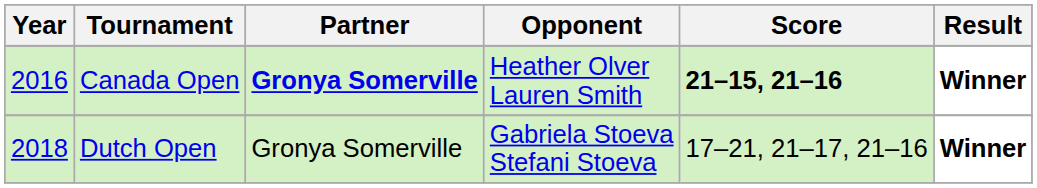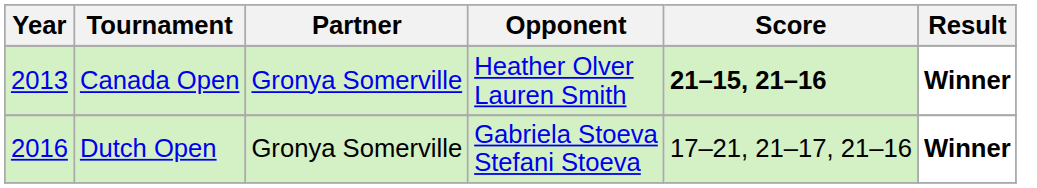(39, 80) 2016 -> (39, 80) 2013
(365, 80) bold -> (357, 80) normal
(39, 149) 2018 -> (39, 149) 2016
